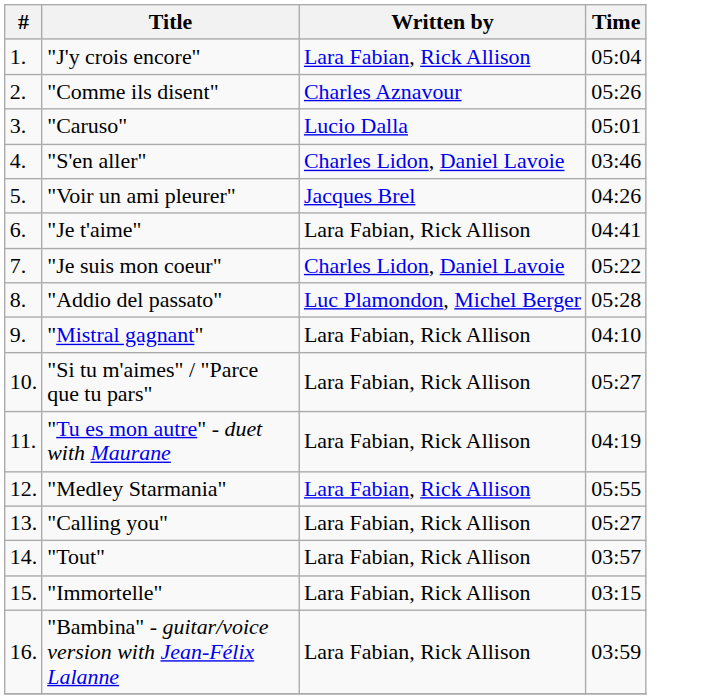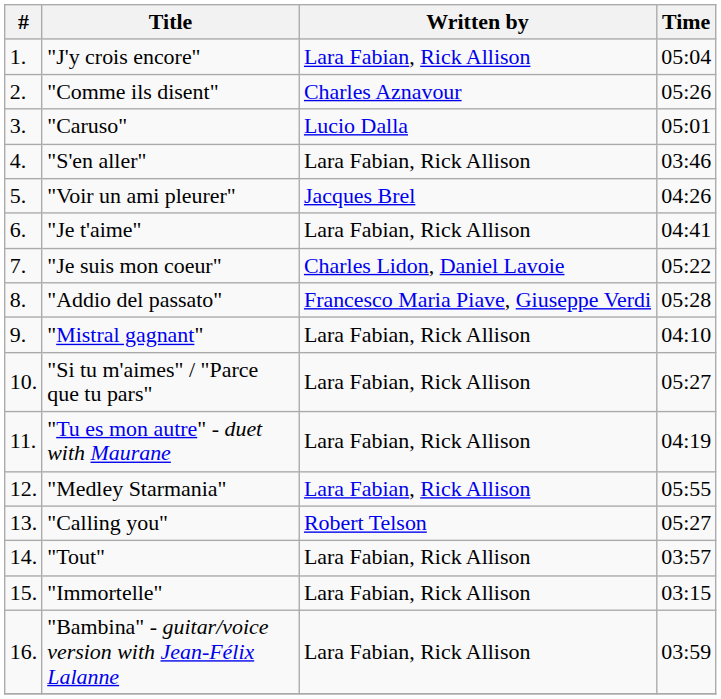(434, 160) Charles Lidon, Daniel Lavoie -> (417, 160) Lara Fabian, Rick Allison
(443, 299) Luc Plamondon, Michel Berger -> (478, 299) Francesco Maria Piave, Giuseppe Verdi
(417, 523) Lara Fabian, Rick Allison -> (365, 523) Robert Telson
